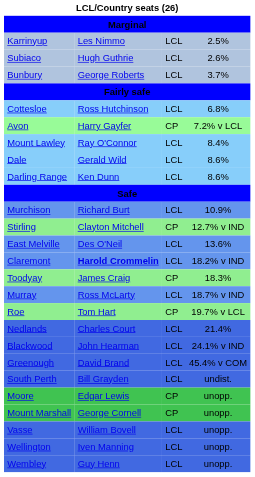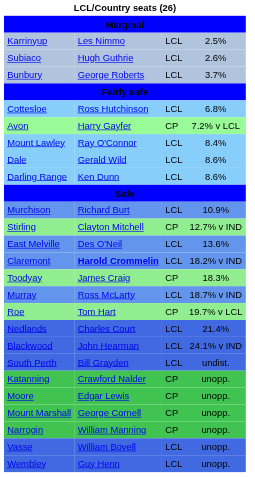- row: (31, 362)
+ row: (28, 379)
+ row: (25, 430)
- row: (29, 447)
